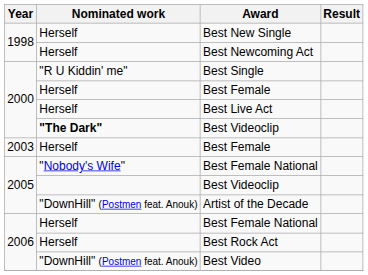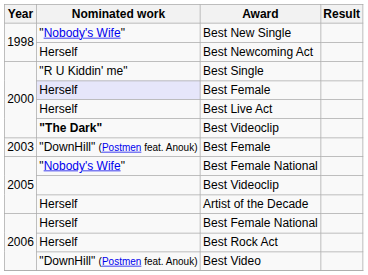(58, 33) Herself -> (82, 33) "Nobody's Wife"
(58, 90) no background -> (58, 90) lavender background
(58, 147) Herself -> (118, 147) "DownHill" (Postmen feat. Anouk)
(118, 204) "DownHill" (Postmen feat. Anouk) -> (58, 204) Herself
